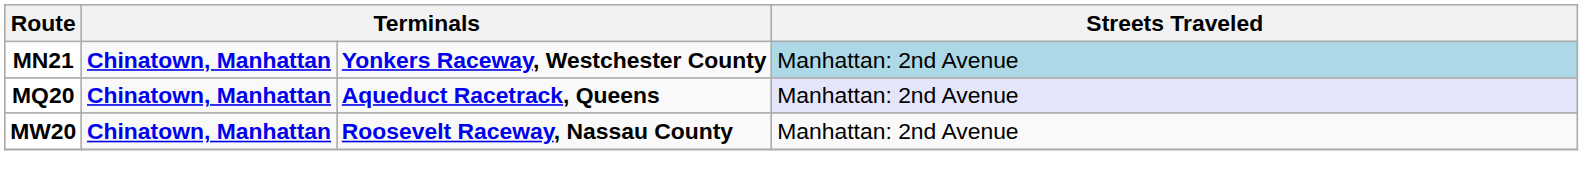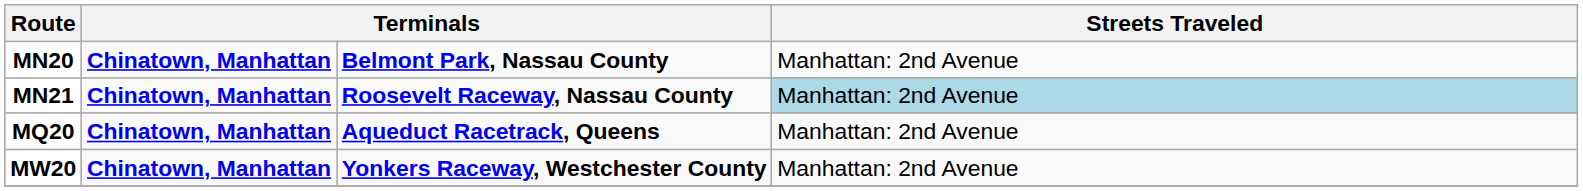+ row: (43, 59)
(554, 59) Yonkers Raceway, Westchester County -> (537, 96) Roosevelt Raceway, Nassau County
(898, 96) lavender background -> (898, 132) no background
(537, 132) Roosevelt Raceway, Nassau County -> (554, 168) Yonkers Raceway, Westchester County
